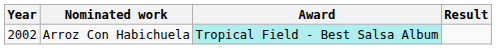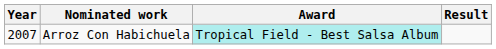(22, 34) 2002 -> (22, 34) 2007
